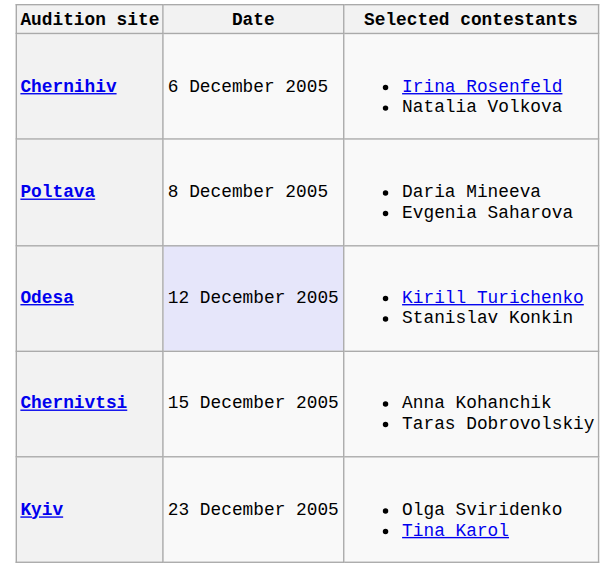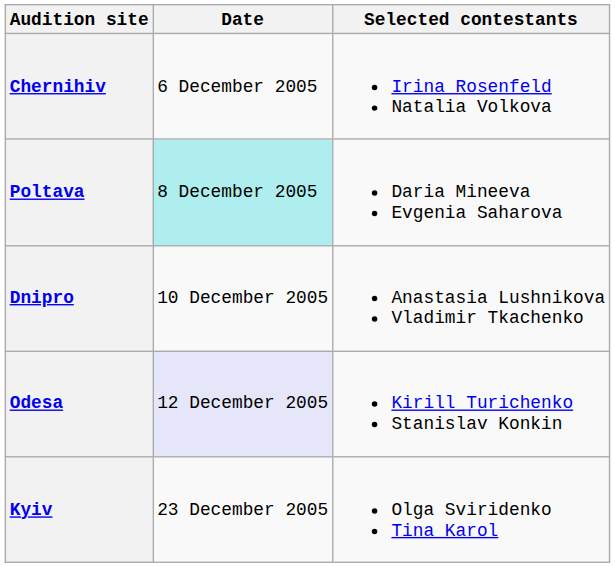(248, 192) no background -> (237, 192) paleturquoise background
+ row: (42, 298)
- row: (74, 404)
